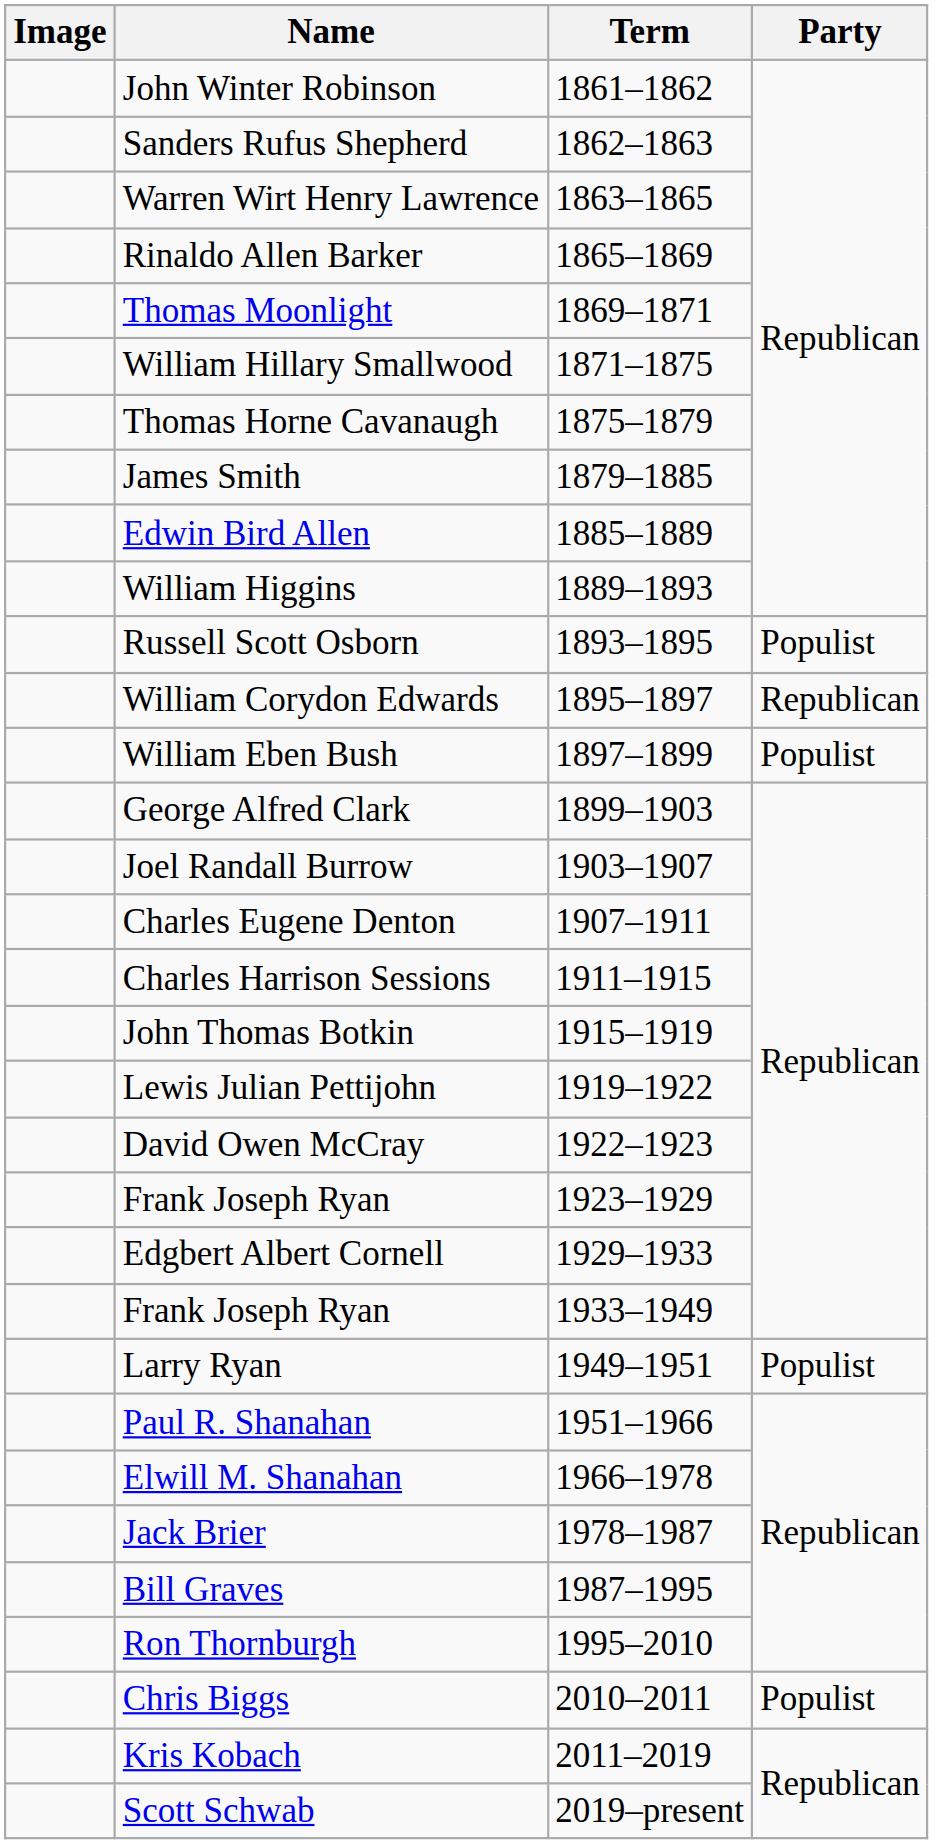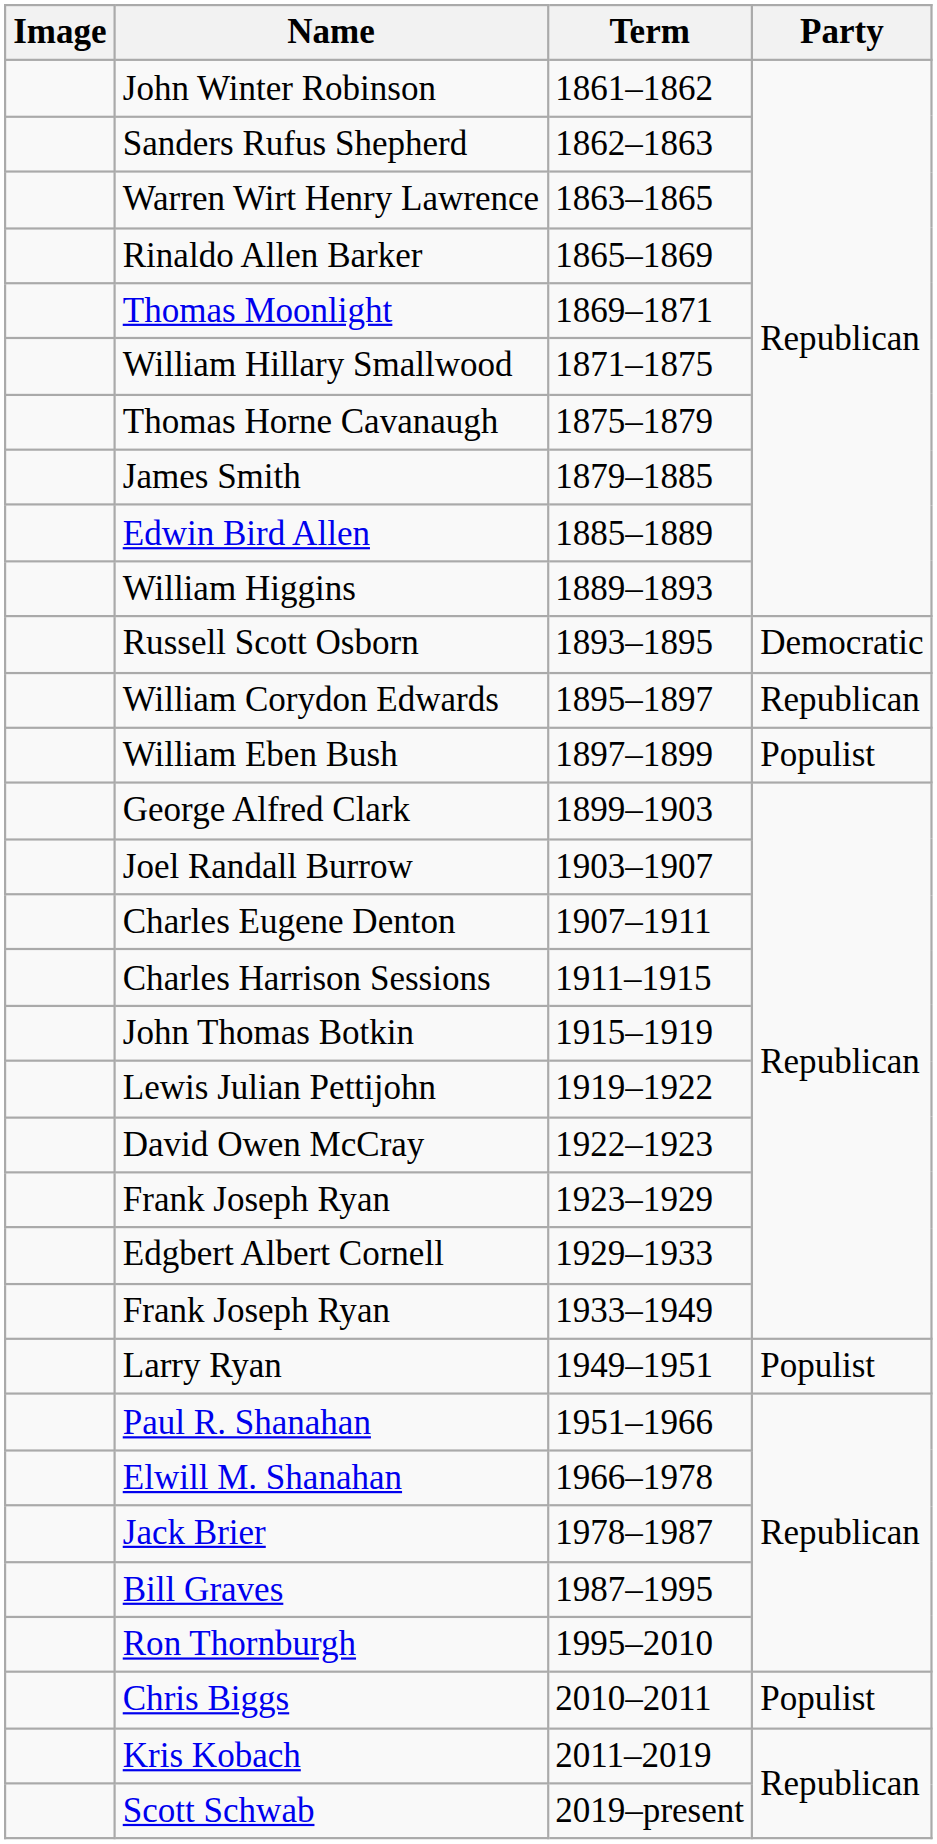(818, 643) Populist -> (842, 643) Democratic
